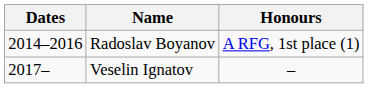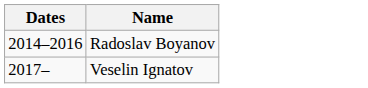- column: (291, 17)
